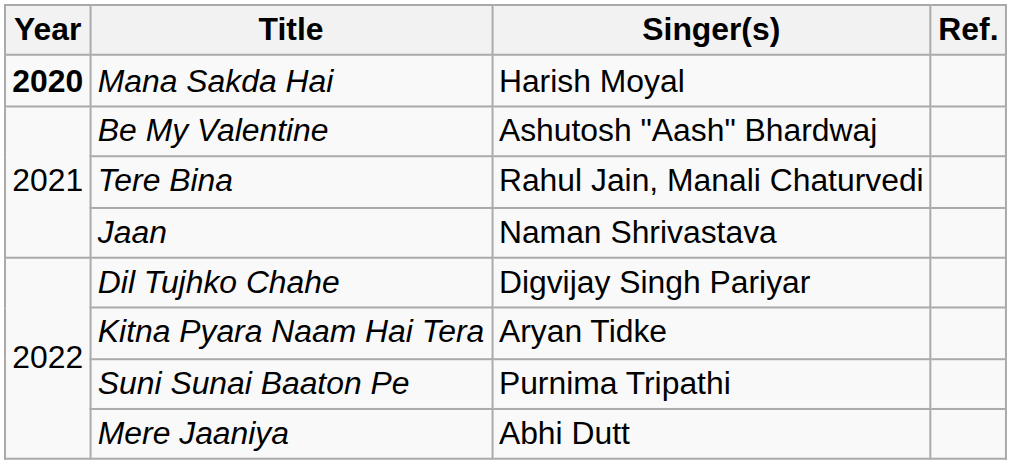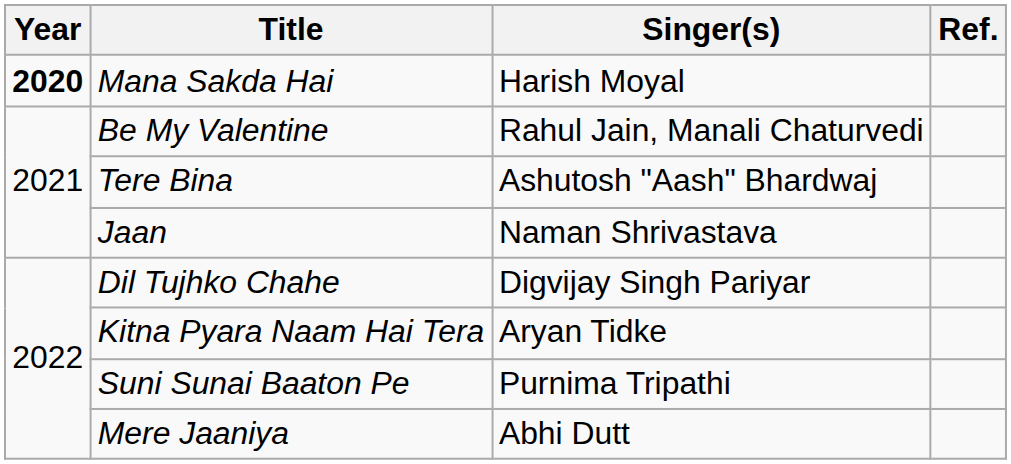(688, 130) Ashutosh "Aash" Bhardwaj -> (711, 130) Rahul Jain, Manali Chaturvedi
(711, 181) Rahul Jain, Manali Chaturvedi -> (688, 181) Ashutosh "Aash" Bhardwaj
